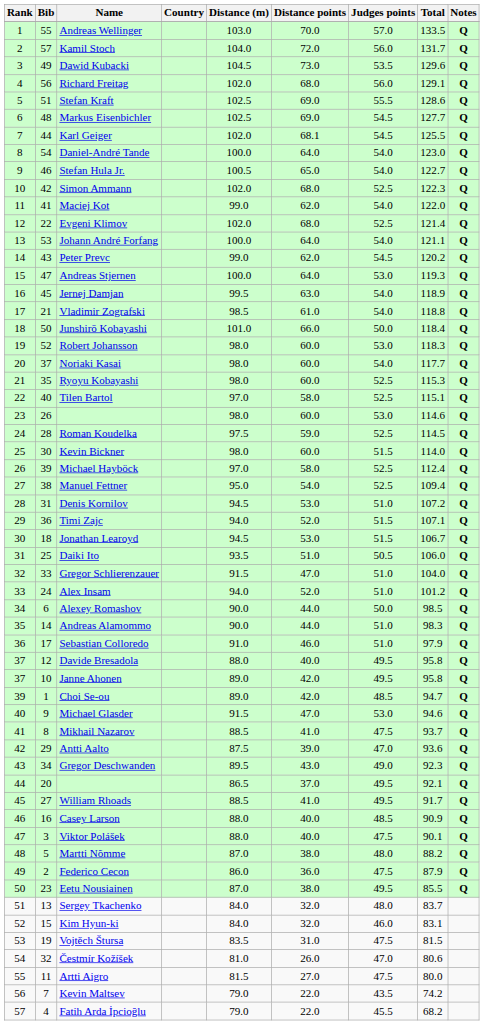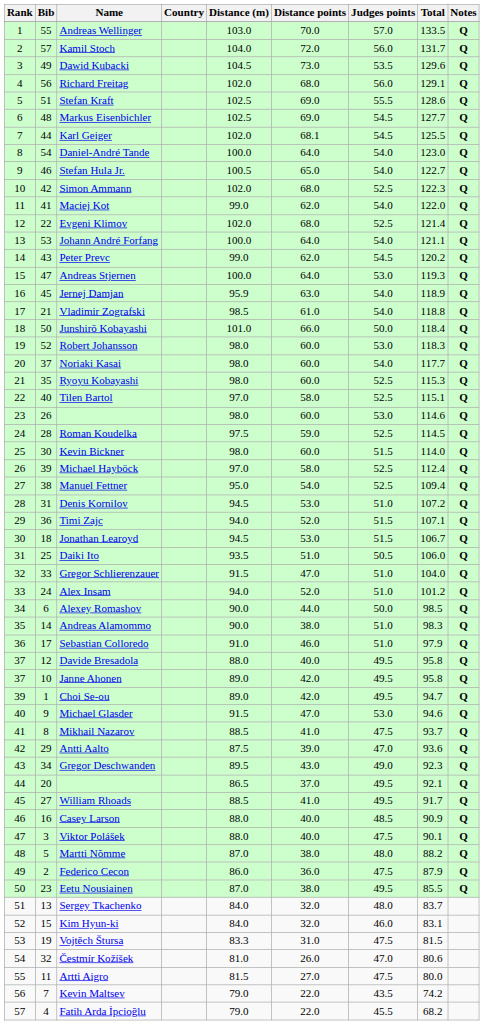(239, 293) 99.5 -> (239, 293) 95.9
(310, 626) 44.0 -> (310, 626) 38.0
(383, 696) 48.5 -> (383, 696) 49.5
(239, 941) 83.5 -> (239, 941) 83.3
